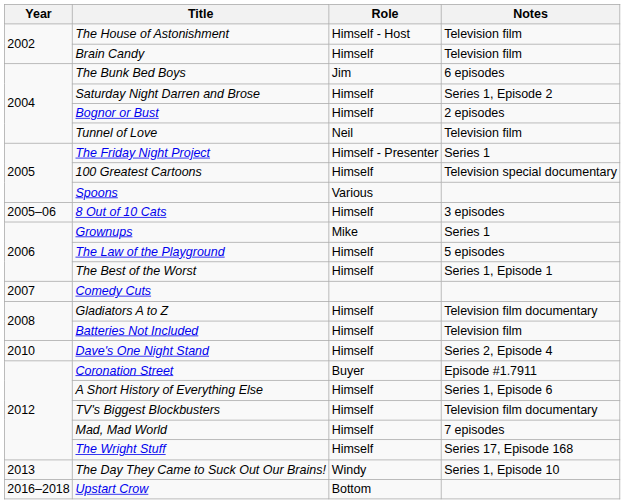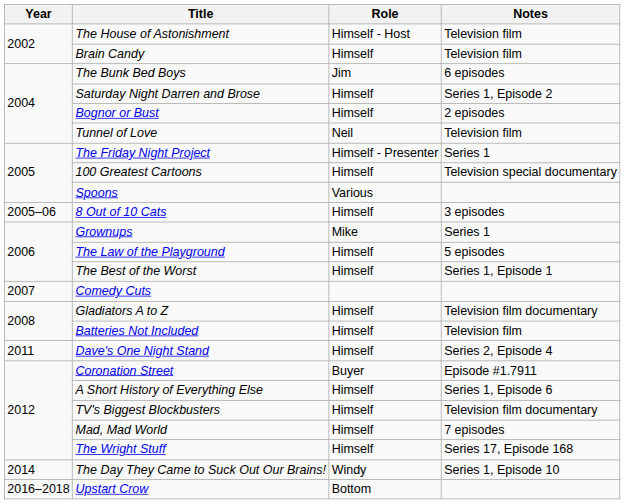(21, 350) 2010 -> (21, 350) 2011
(21, 469) 2013 -> (21, 469) 2014
